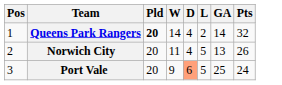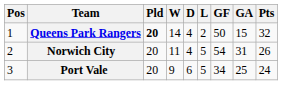+ column: (222, 13)
(219, 32) 14 -> (241, 32) 15
(219, 51) 13 -> (241, 51) 31
(189, 70) lightsalmon background -> (189, 70) no background
